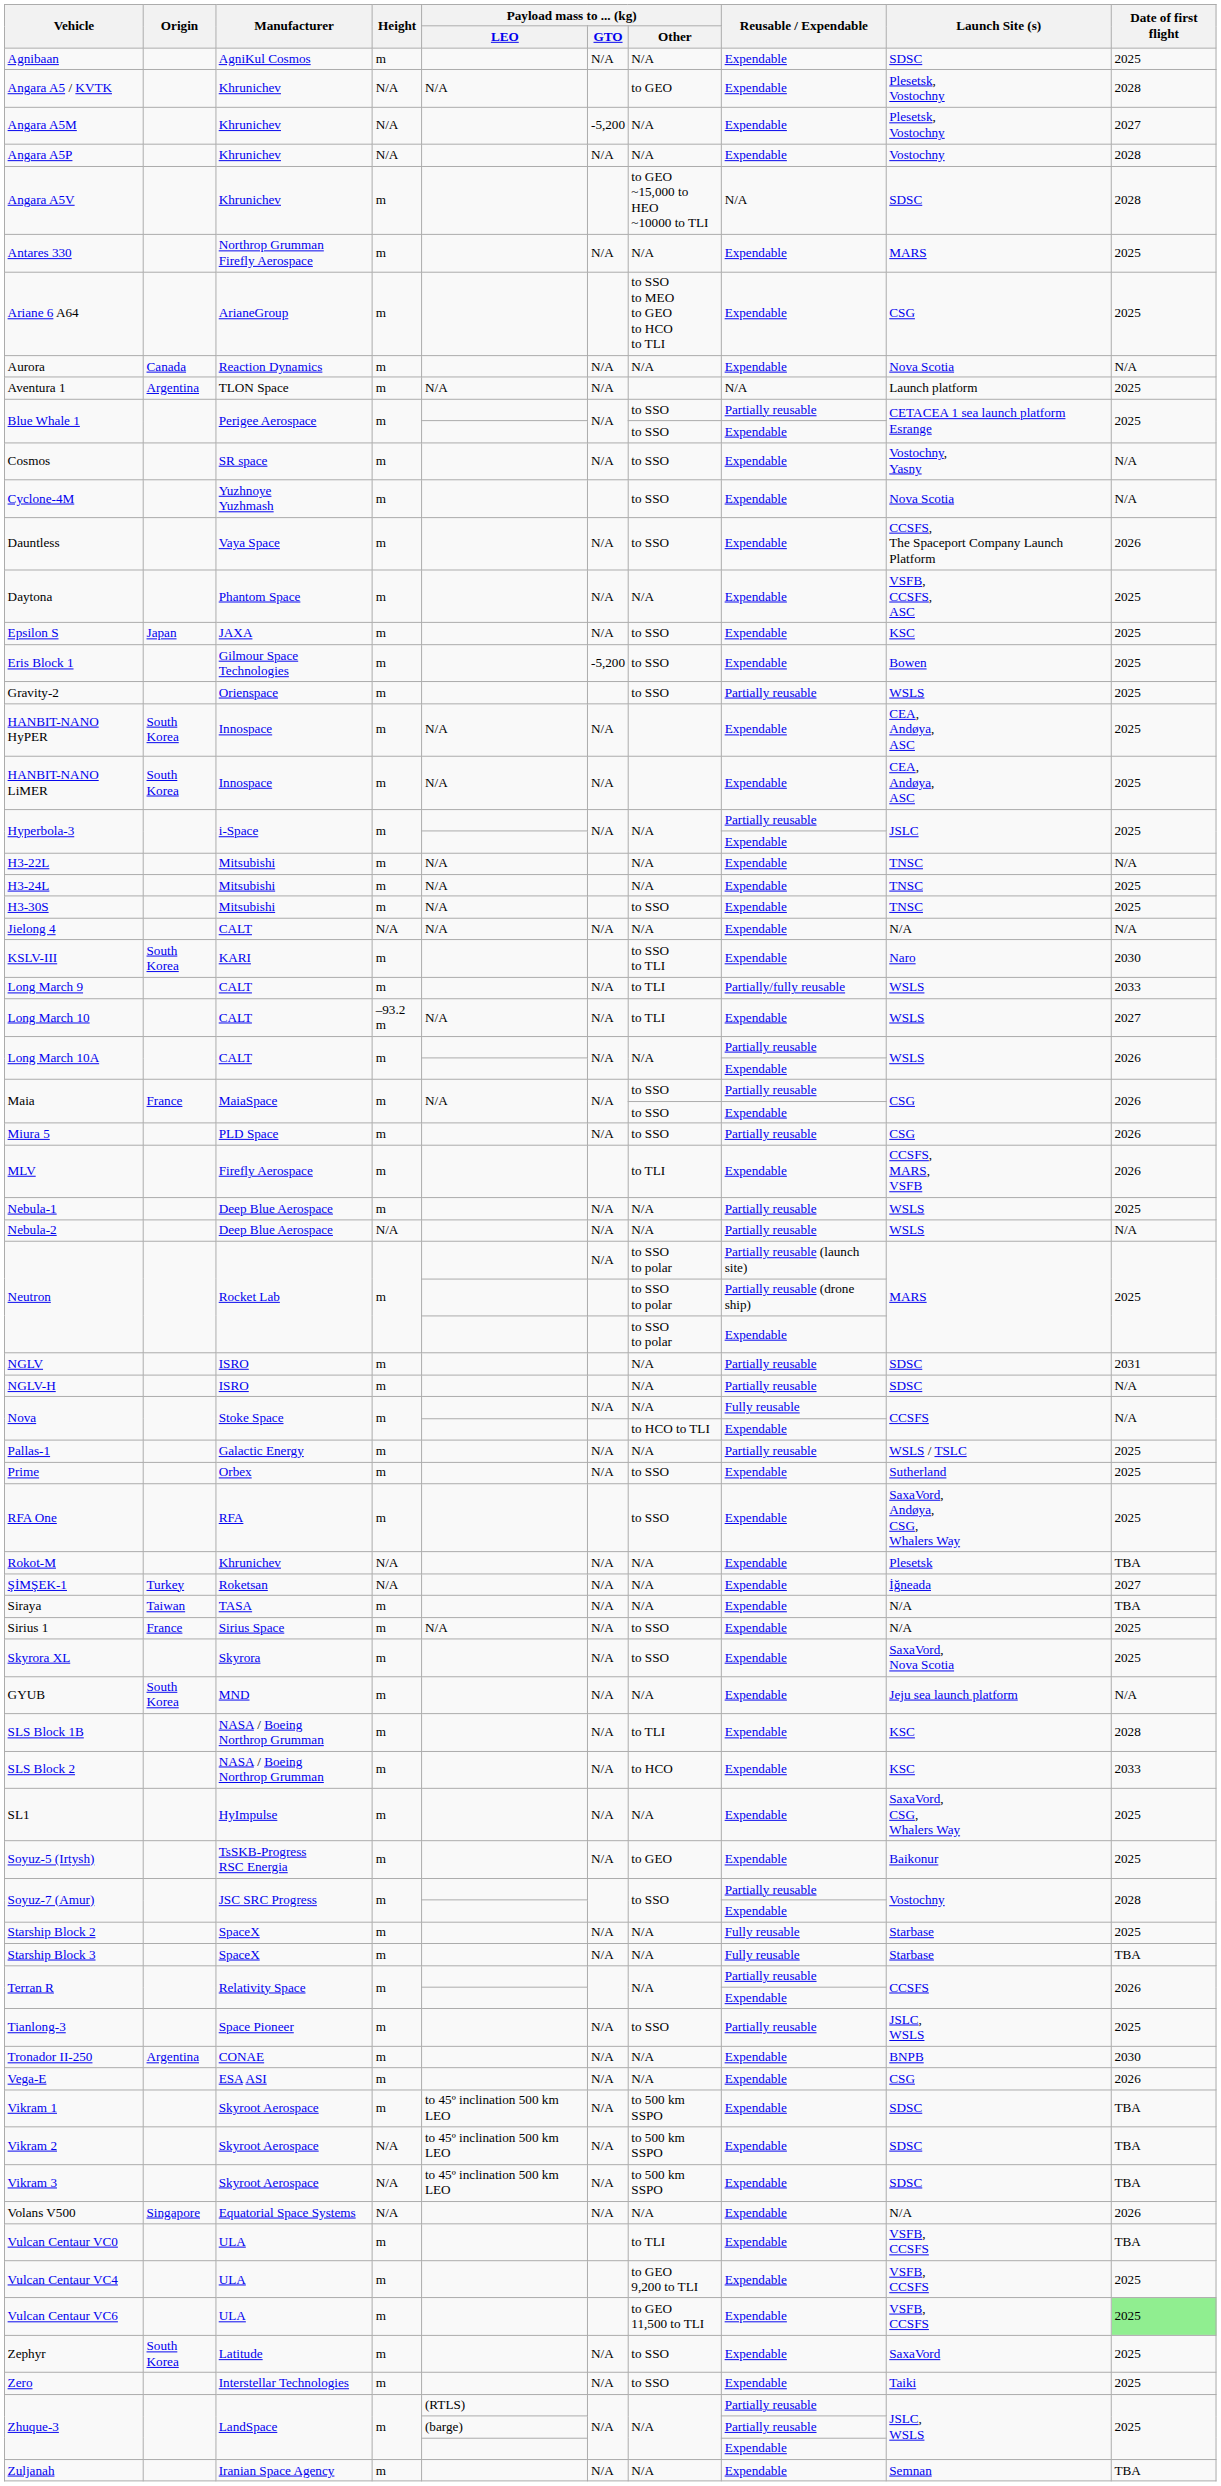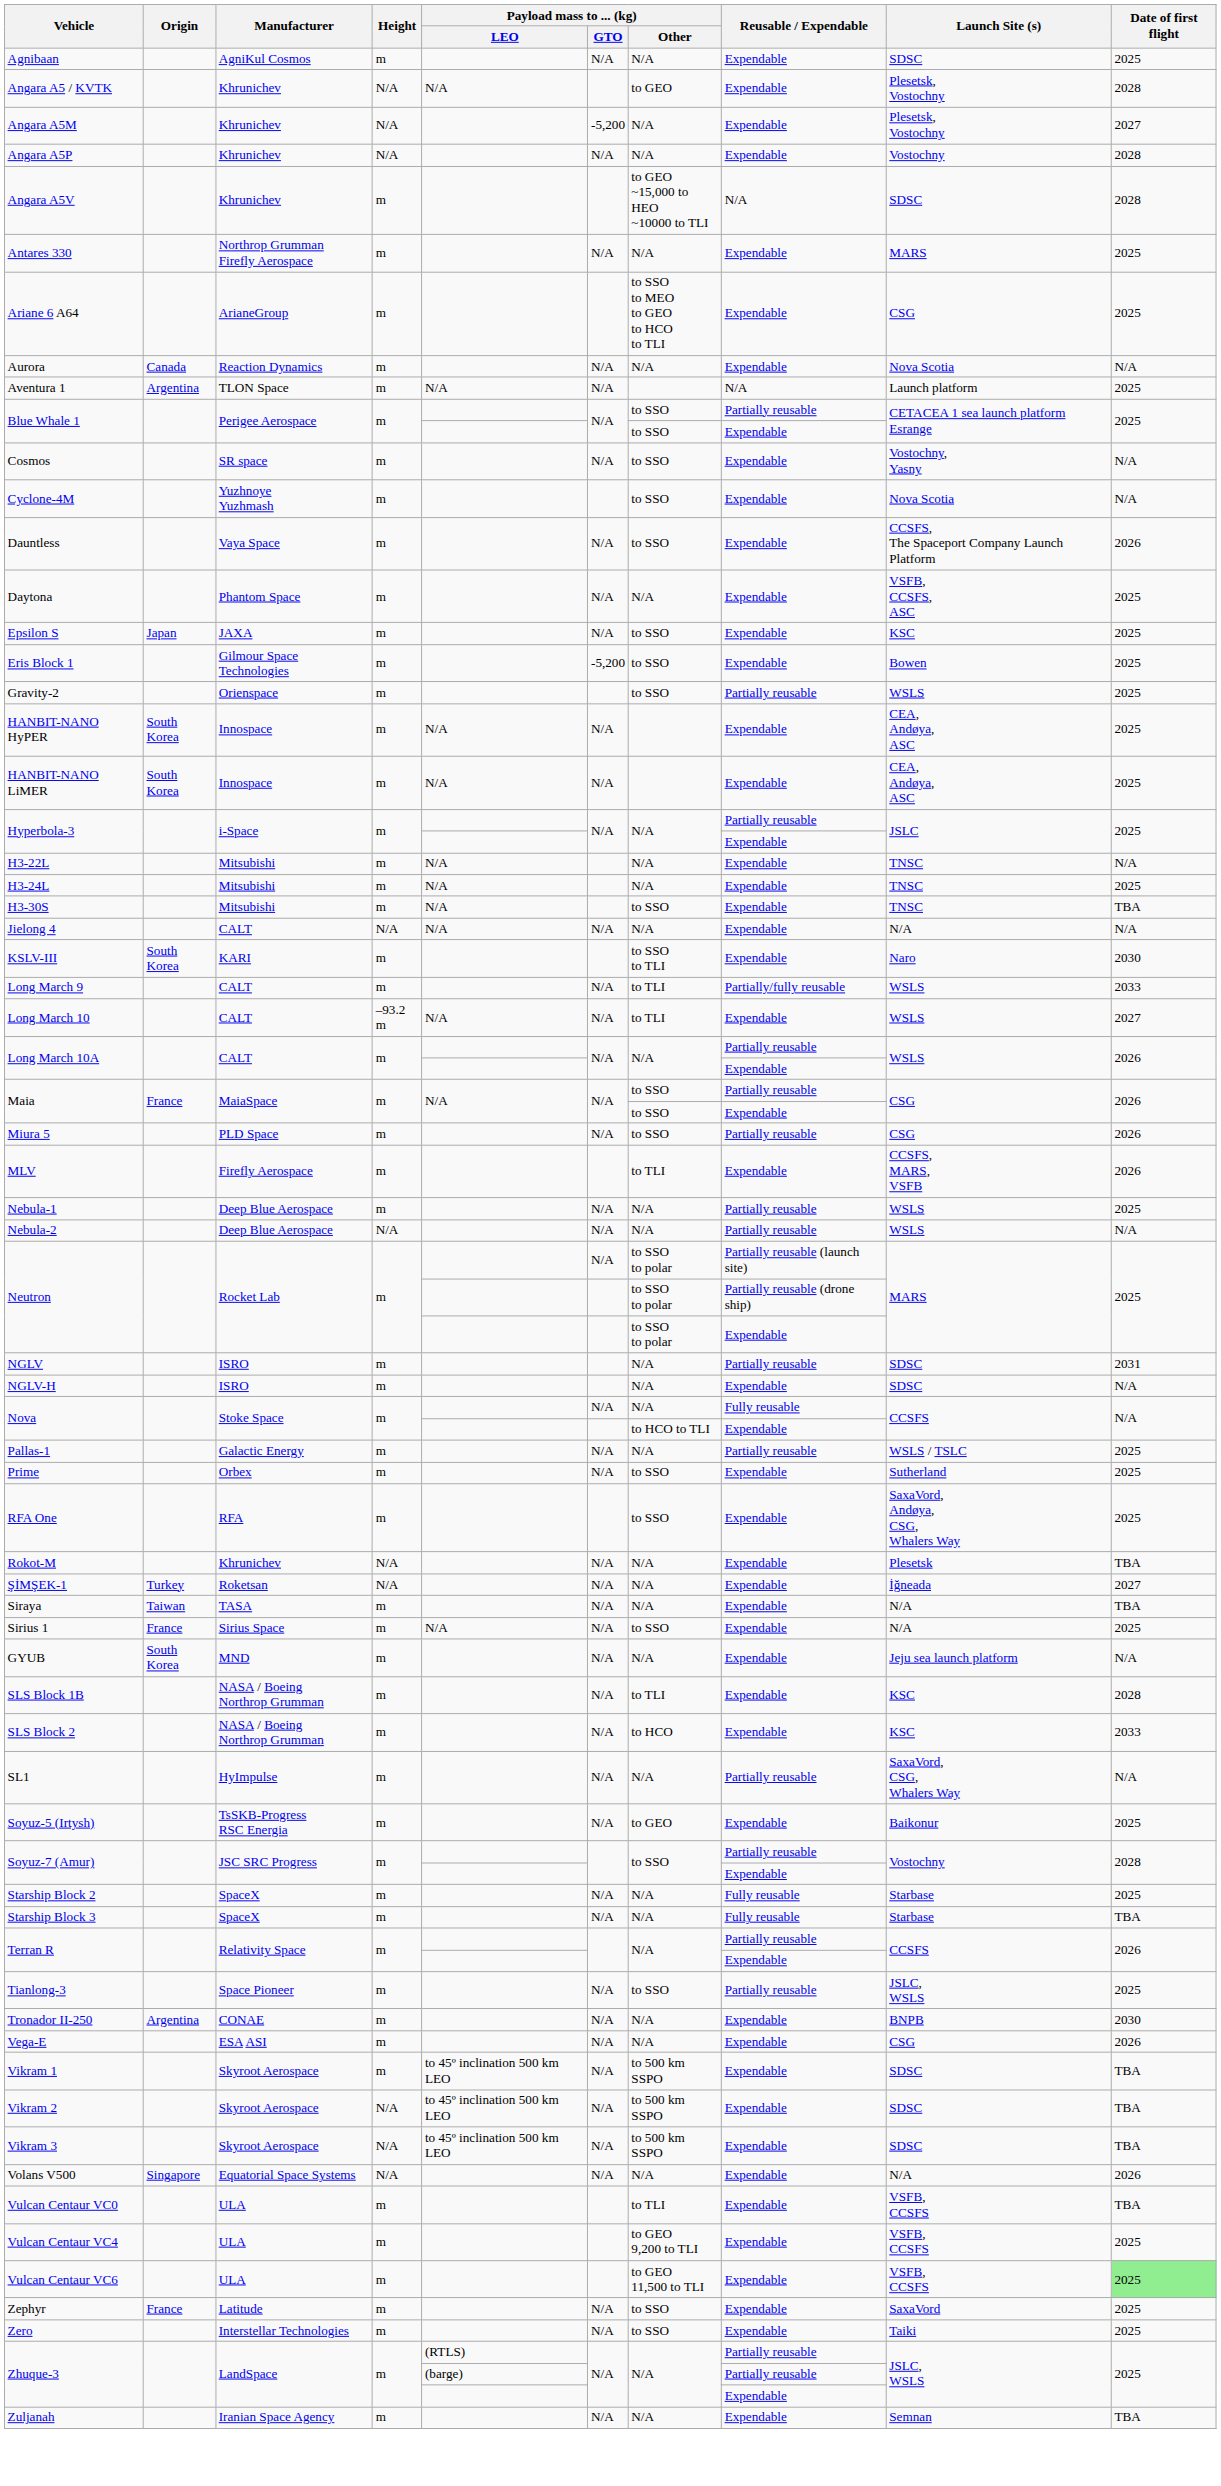(1128, 906) 2025 -> (1128, 906) TBA
(771, 1385) Partially reusable -> (756, 1385) Expendable
- row: (39, 1657)
(756, 1814) Expendable -> (771, 1776) Partially reusable
(1128, 1814) 2025 -> (1126, 1776) N/A
(163, 2353) South Korea -> (164, 2308) France
